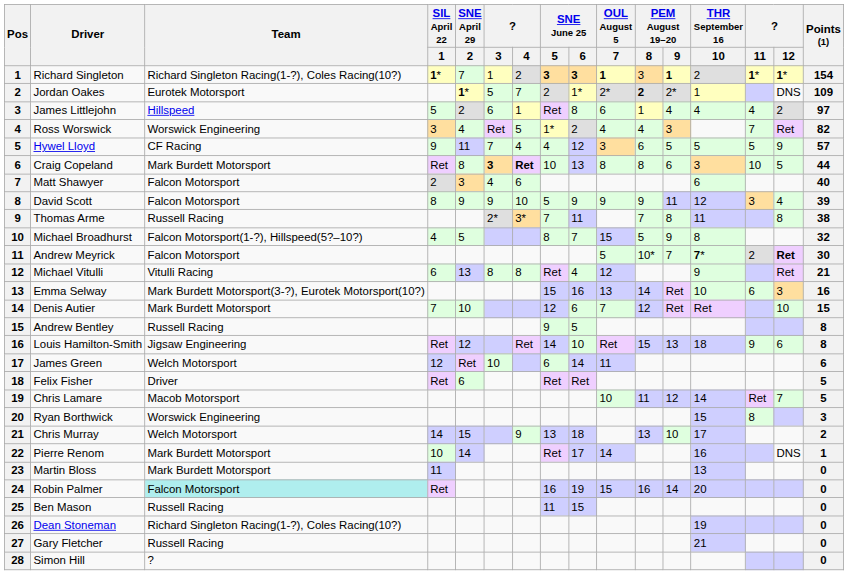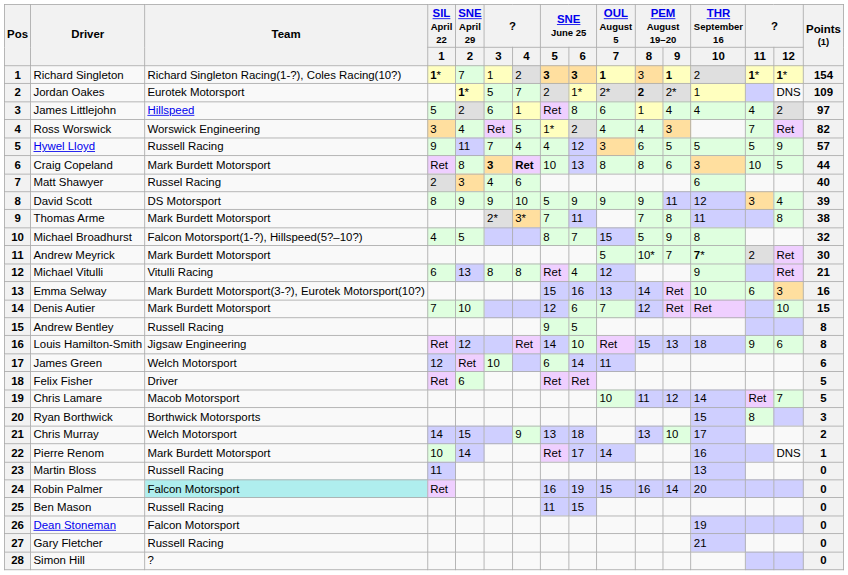(174, 146) CF Racing -> (185, 146) Russell Racing
(193, 182) Falcon Motorsport -> (184, 182) Russel Racing
(193, 200) Falcon Motorsport -> (184, 200) DS Motorsport
(185, 218) Russell Racing -> (209, 218) Mark Burdett Motorsport
(193, 254) Falcon Motorsport -> (209, 254) Mark Burdett Motorsport
(786, 254) bold -> (785, 254) normal
(204, 416) Worswick Engineering -> (204, 416) Borthwick Motorsports
(209, 470) Mark Burdett Motorsport -> (185, 470) Russell Racing
(274, 524) Richard Singleton Racing(1-?), Coles Racing(10?) -> (193, 524) Falcon Motorsport
